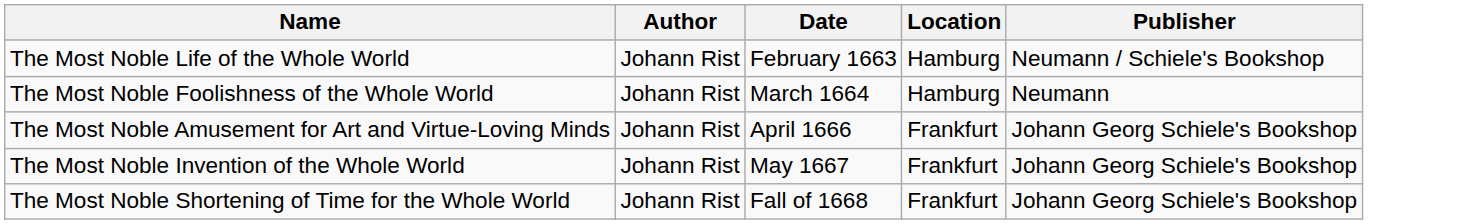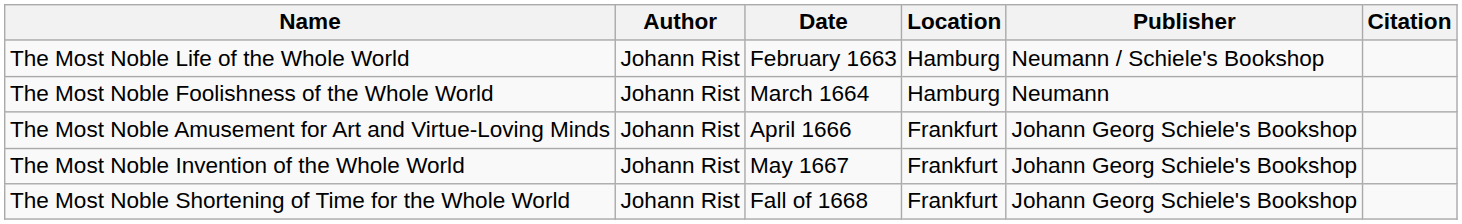+ column: (1409, 22)
